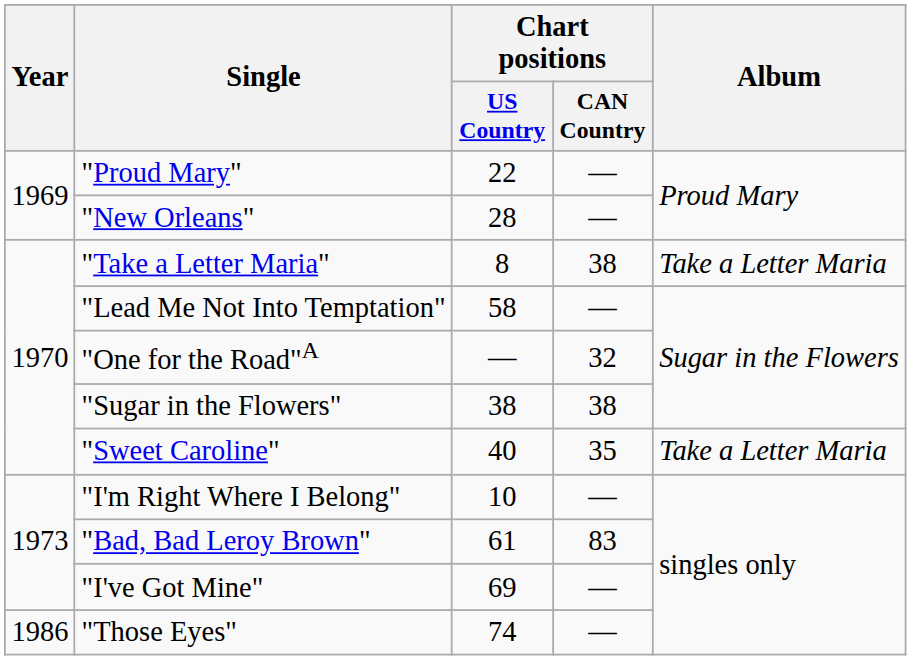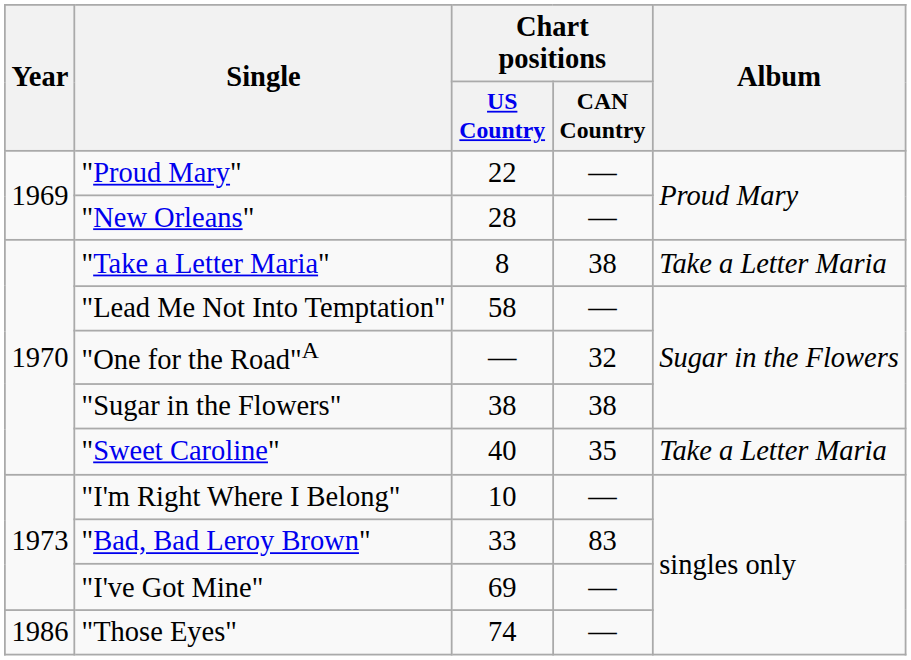(502, 541) 61 -> (502, 541) 33
